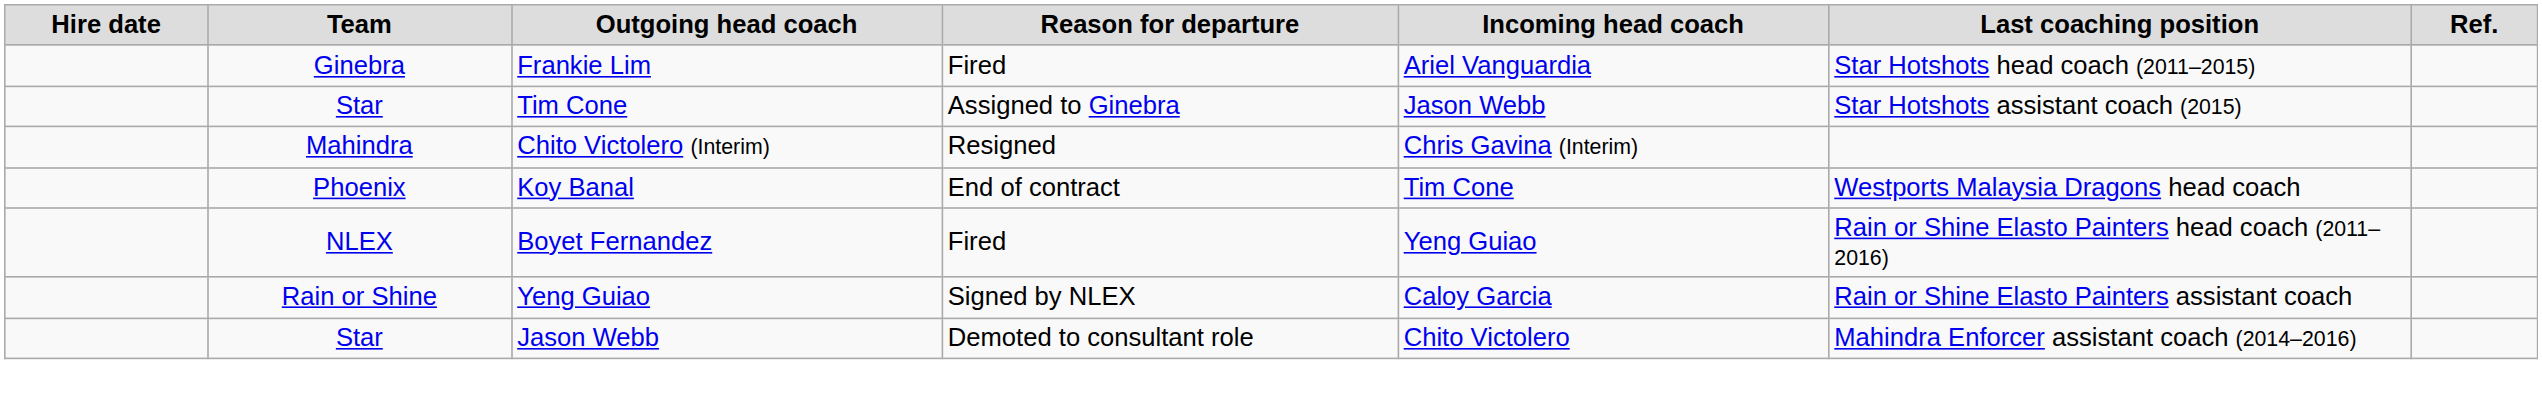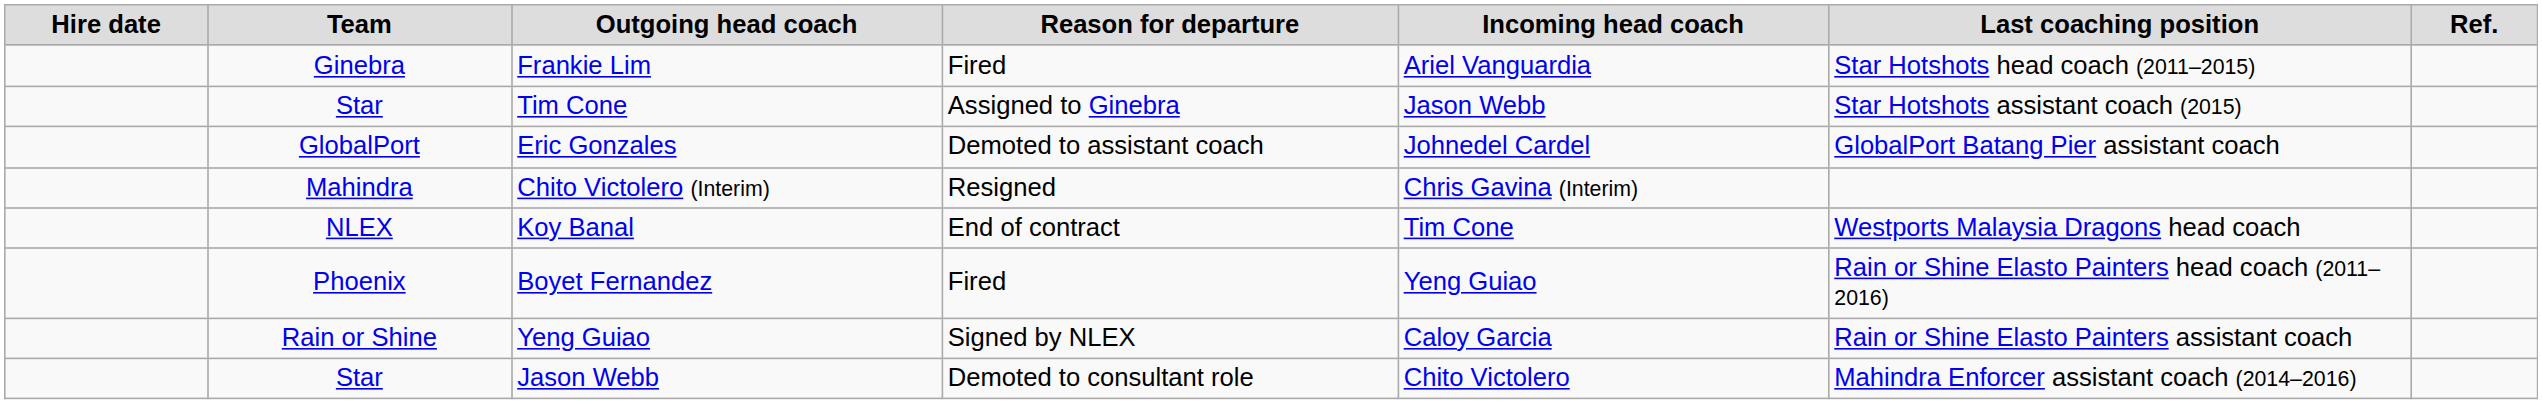+ row: (597, 146)
(359, 187) Phoenix -> (359, 227) NLEX
(359, 242) NLEX -> (359, 282) Phoenix
